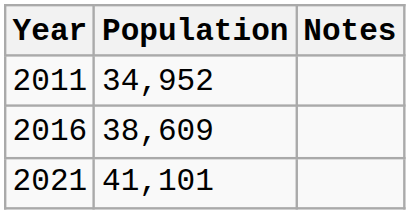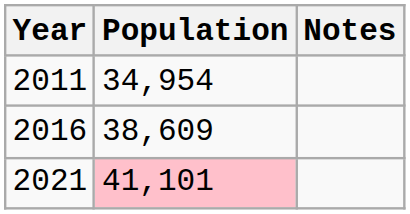(158, 81) 34,952 -> (158, 81) 34,954
(158, 182) no background -> (158, 182) pink background
